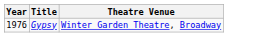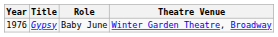+ column: (84, 11)
